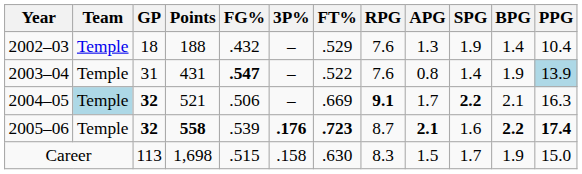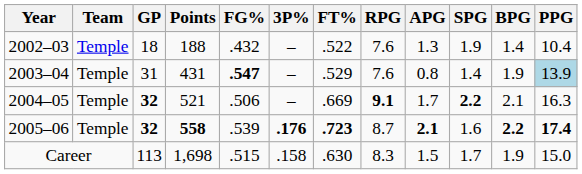(337, 45) .529 -> (337, 45) .522
(337, 73) .522 -> (337, 73) .529
(103, 100) lightblue background -> (103, 100) no background
